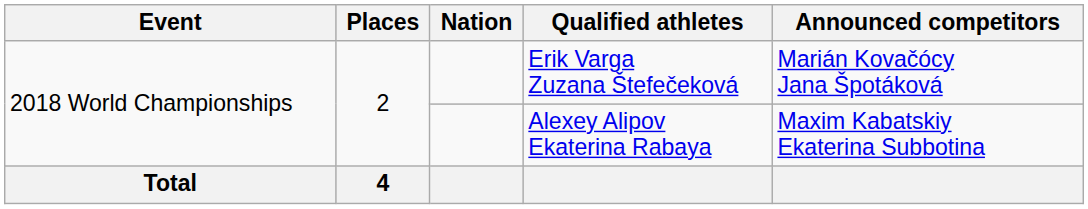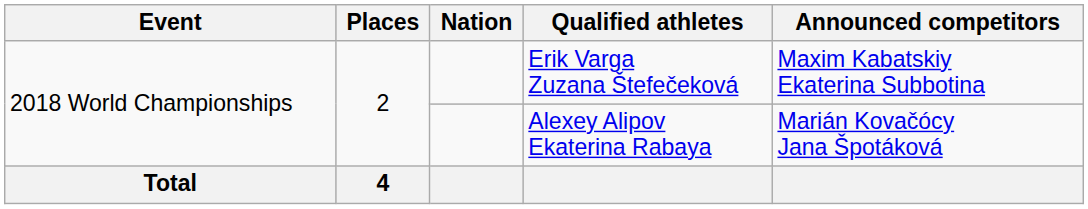(866, 72) Marián Kovačócy Jana Špotáková -> (881, 72) Maxim Kabatskiy Ekaterina Subbotina
(881, 134) Maxim Kabatskiy Ekaterina Subbotina -> (866, 134) Marián Kovačócy Jana Špotáková
